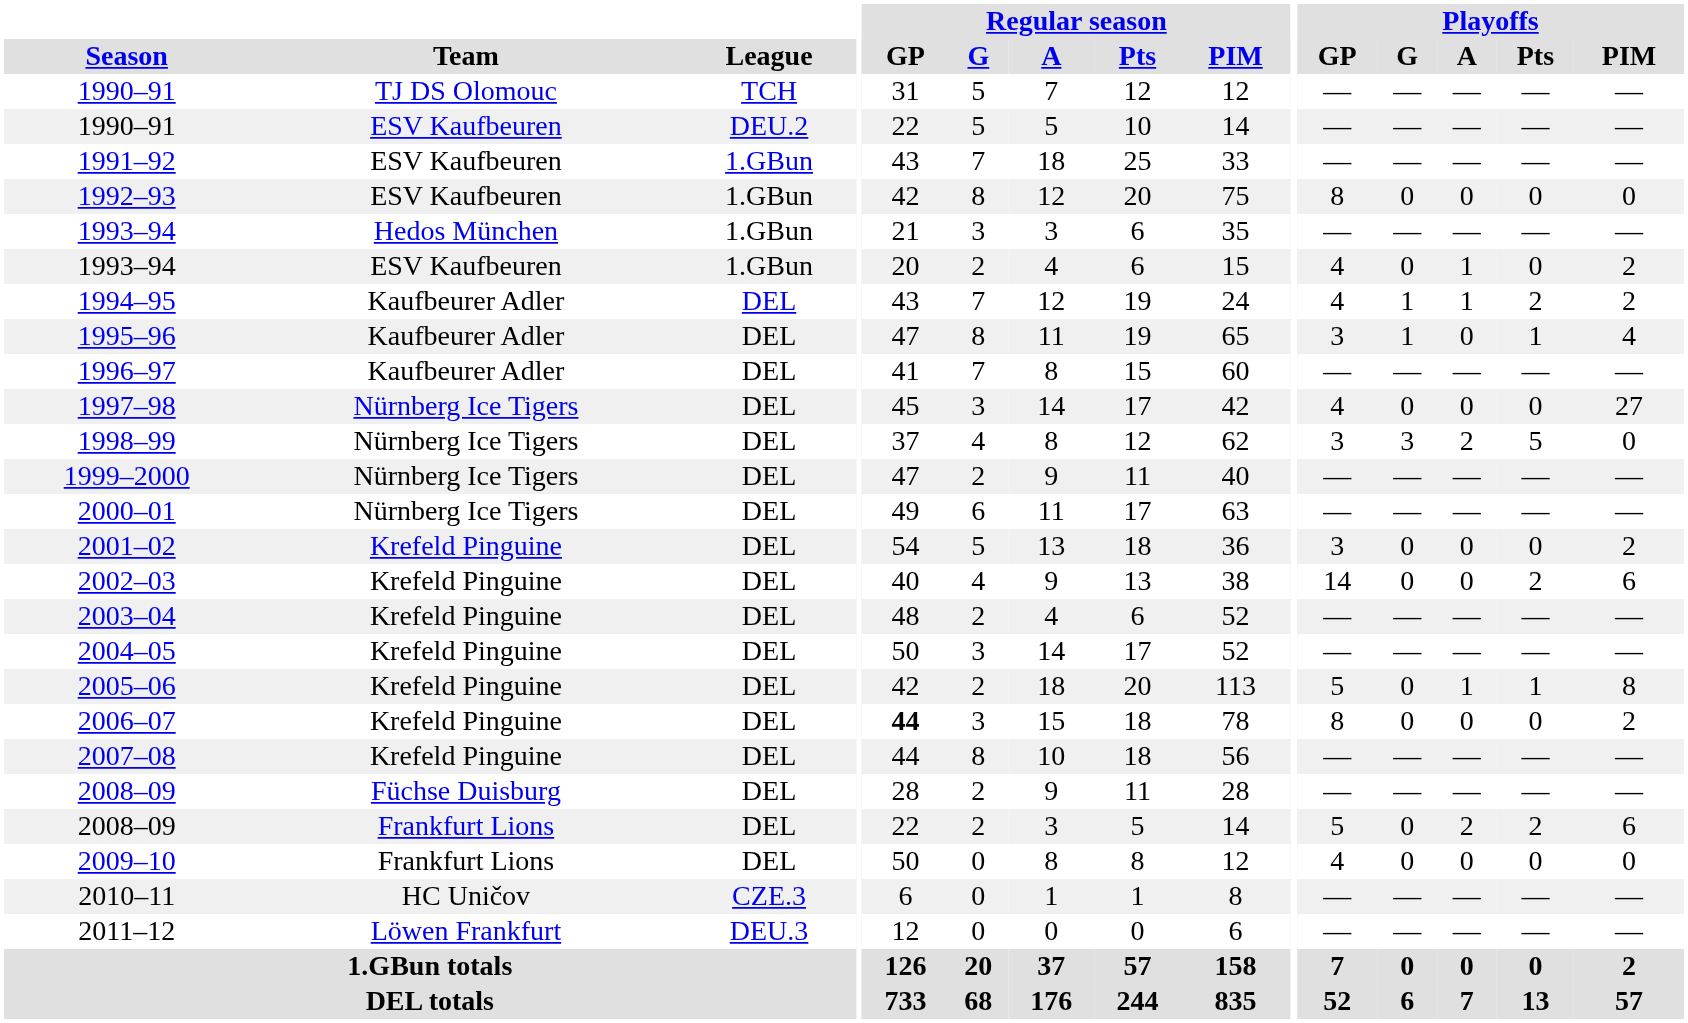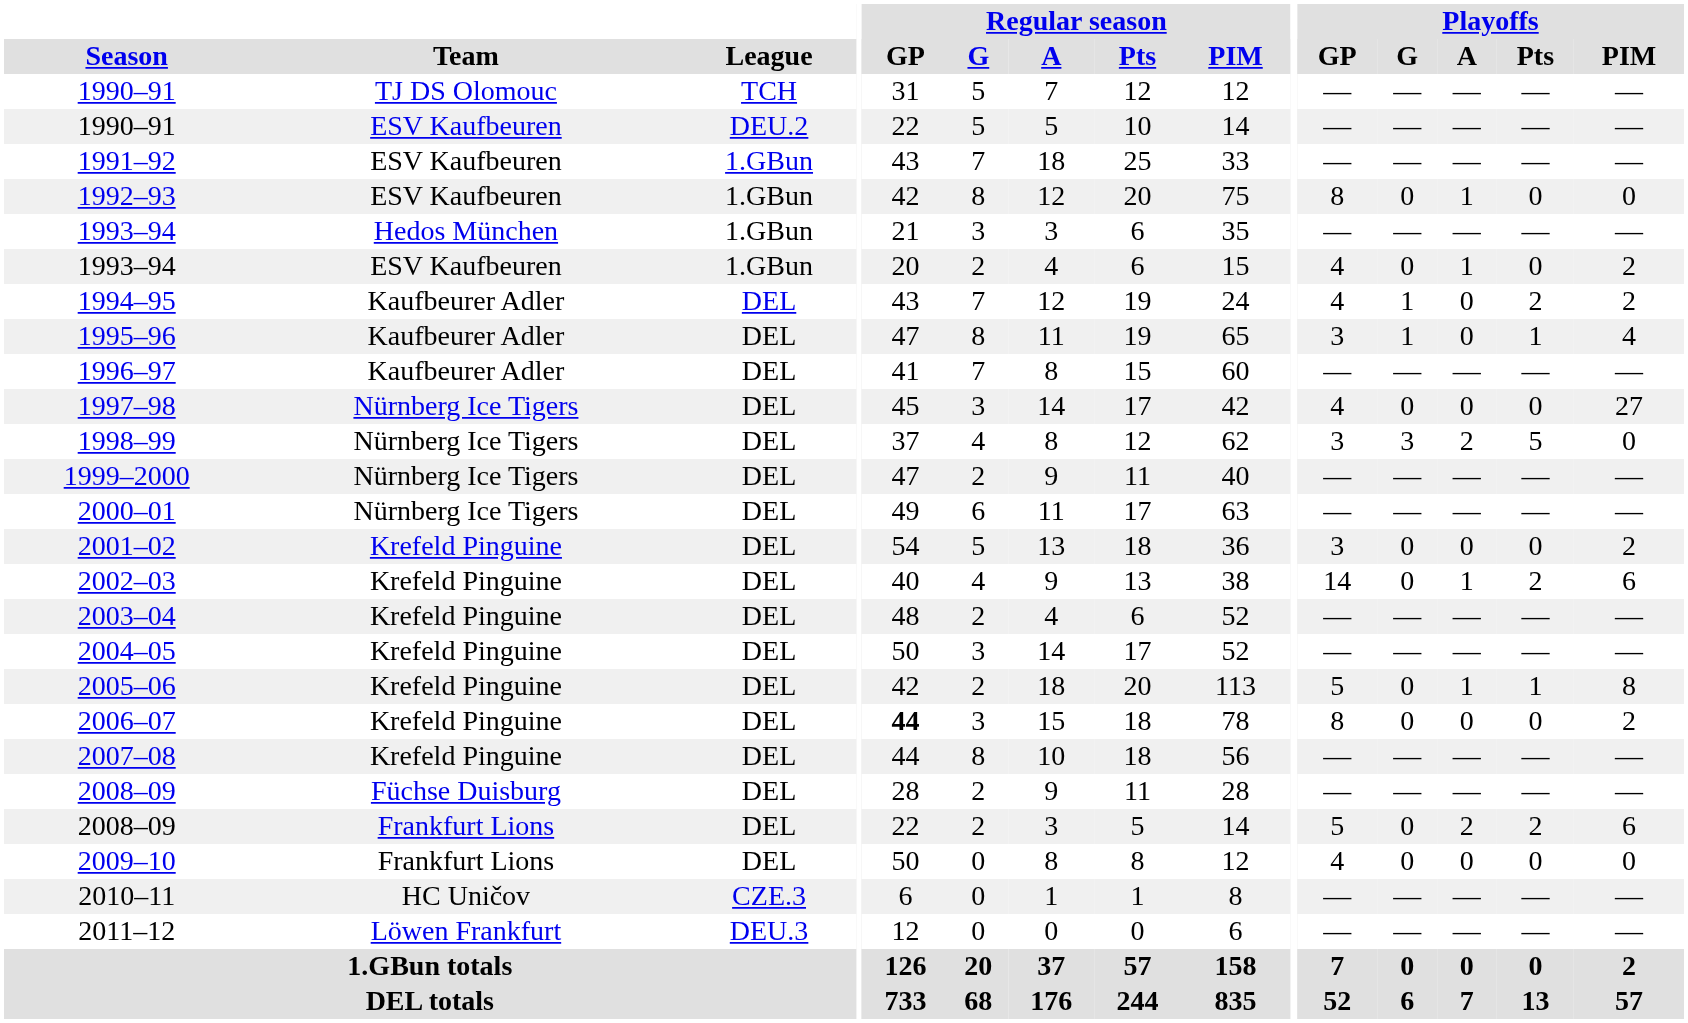(1467, 196) 0 -> (1467, 196) 1
(1467, 301) 1 -> (1467, 301) 0
(1467, 581) 0 -> (1467, 581) 1
